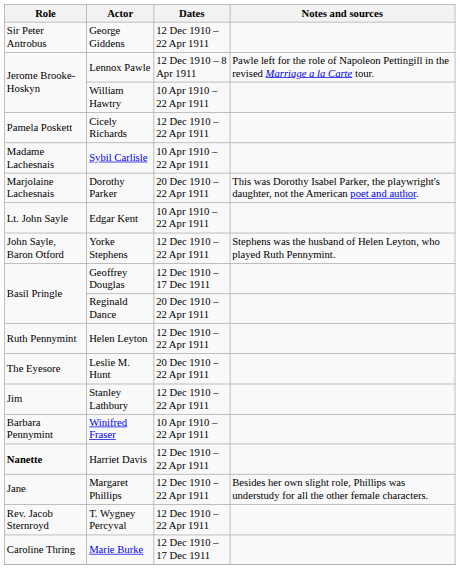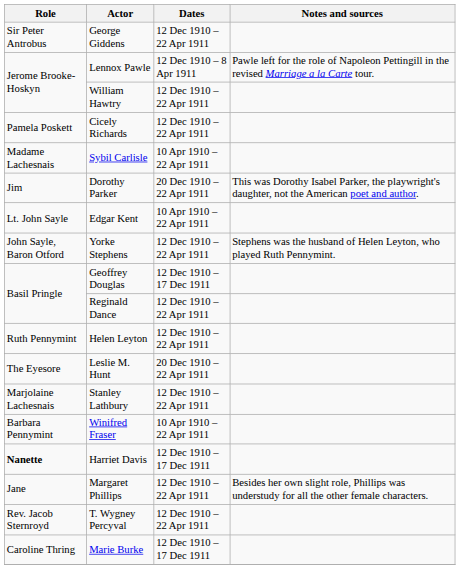(187, 97) 10 Apr 1910 – 22 Apr 1911 -> (187, 97) 12 Dec 1910 – 22 Apr 1911
(31, 188) Marjolaine Lachesnais -> (15, 188) Jim
(187, 308) 20 Dec 1910 – 22 Apr 1911 -> (187, 308) 12 Dec 1910 – 22 Apr 1911
(15, 399) Jim -> (31, 399) Marjolaine Lachesnais
(187, 459) 12 Dec 1910 – 22 Apr 1911 -> (187, 459) 12 Dec 1910 – 17 Dec 1911
